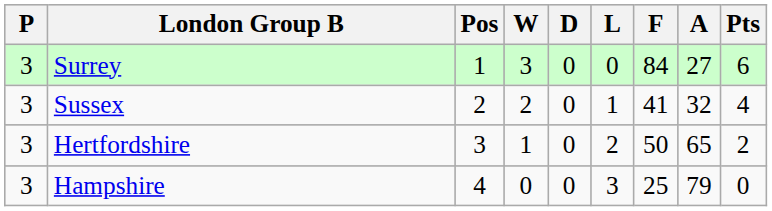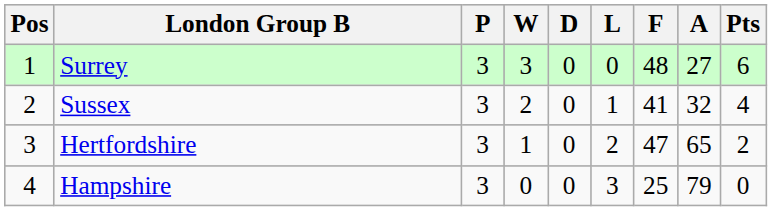columns swapped: (479, 24) <-> (26, 24)
(656, 64) 84 -> (656, 64) 48
(656, 144) 50 -> (656, 144) 47
